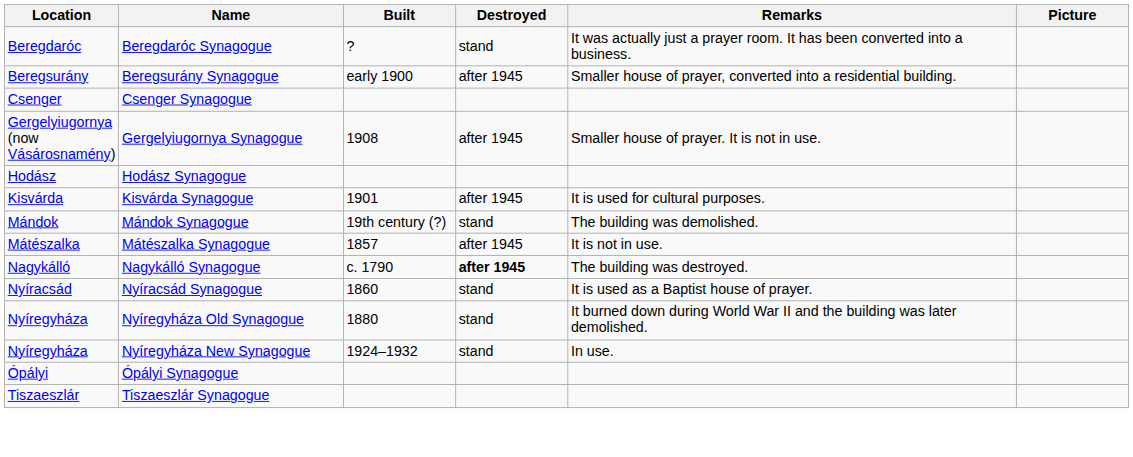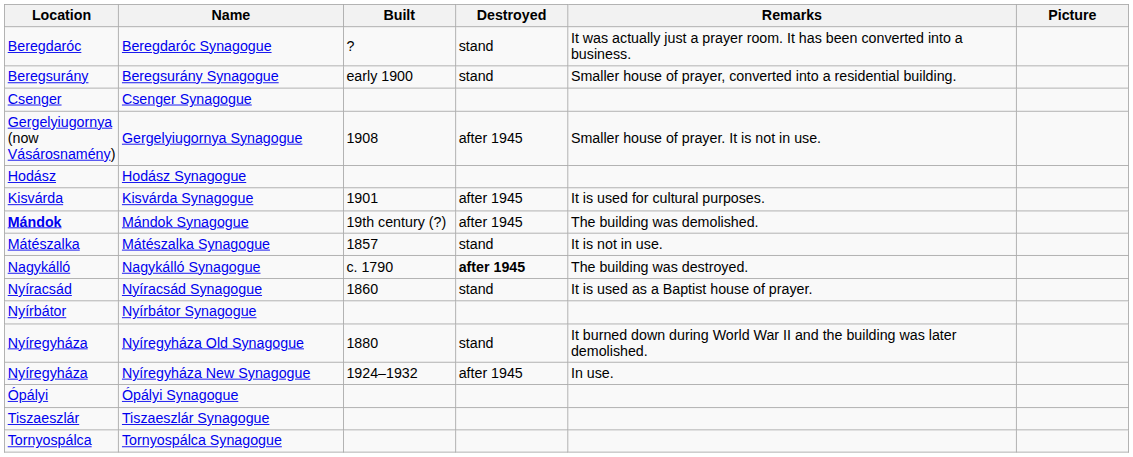(491, 76) after 1945 -> (476, 76) stand
(33, 221) normal -> (35, 221) bold
(476, 221) stand -> (491, 221) after 1945
(491, 244) after 1945 -> (476, 244) stand
+ row: (189, 312)
(476, 350) stand -> (491, 373) after 1945
+ row: (202, 441)
